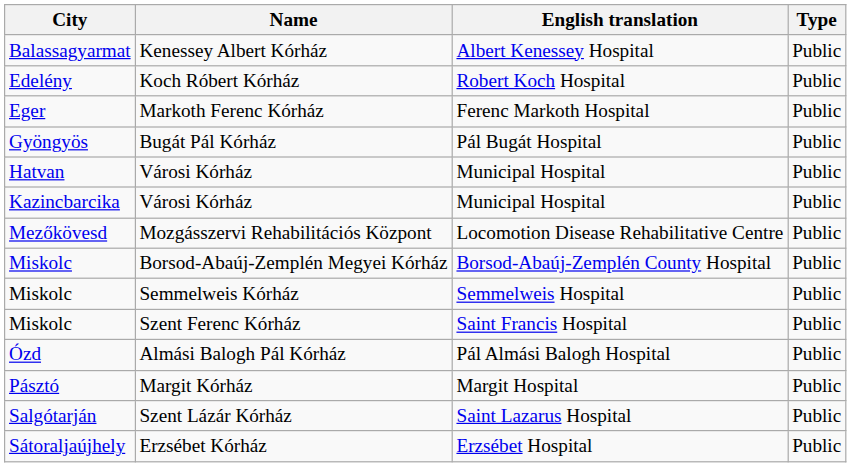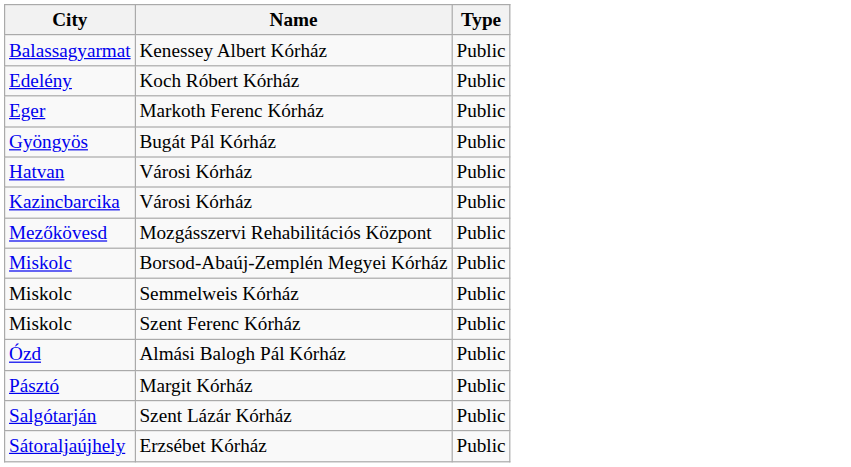- column: (620, 19)
